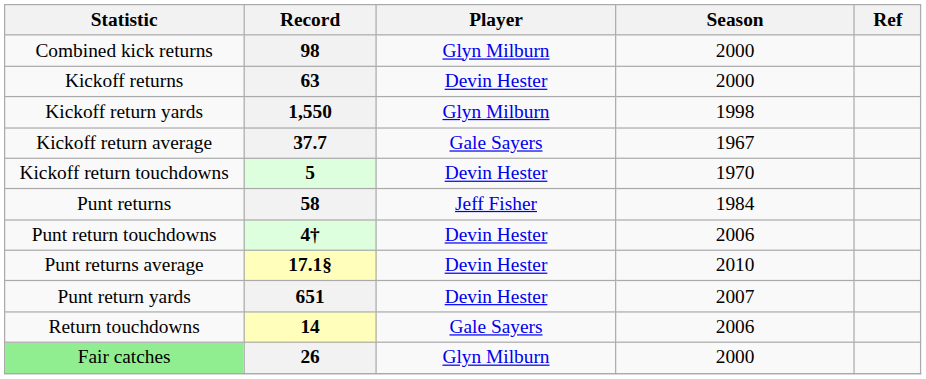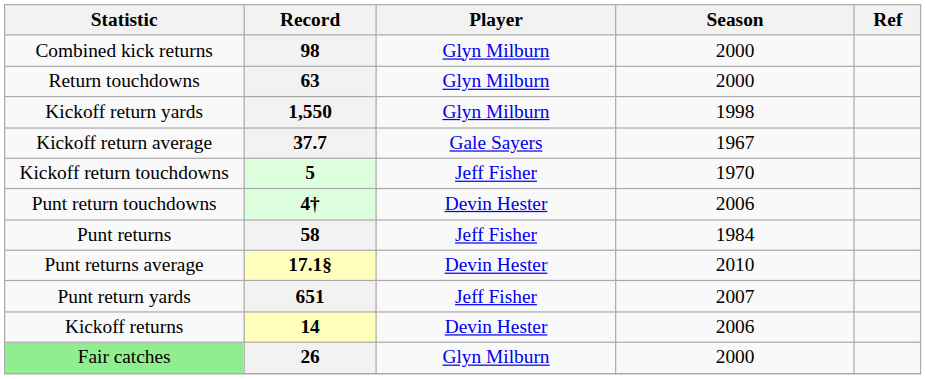(124, 81) Kickoff returns -> (124, 81) Return touchdowns
(496, 81) Devin Hester -> (496, 81) Glyn Milburn
(496, 173) Devin Hester -> (496, 173) Jeff Fisher
rows swapped: (310, 204) <-> (310, 234)
(496, 296) Devin Hester -> (496, 296) Jeff Fisher
(124, 326) Return touchdowns -> (124, 326) Kickoff returns
(496, 326) Gale Sayers -> (496, 326) Devin Hester
